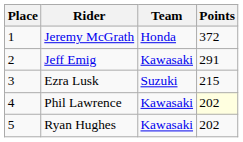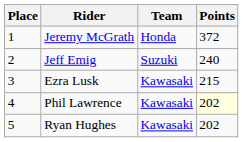(167, 59) Kawasaki -> (159, 59) Suzuki
(209, 59) 291 -> (209, 59) 240
(159, 81) Suzuki -> (167, 81) Kawasaki
